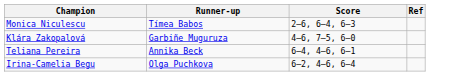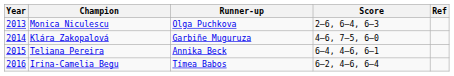+ column: (16, 11)
(176, 24) Tímea Babos -> (204, 24) Olga Puchkova
(181, 64) Olga Puchkova -> (200, 64) Tímea Babos
